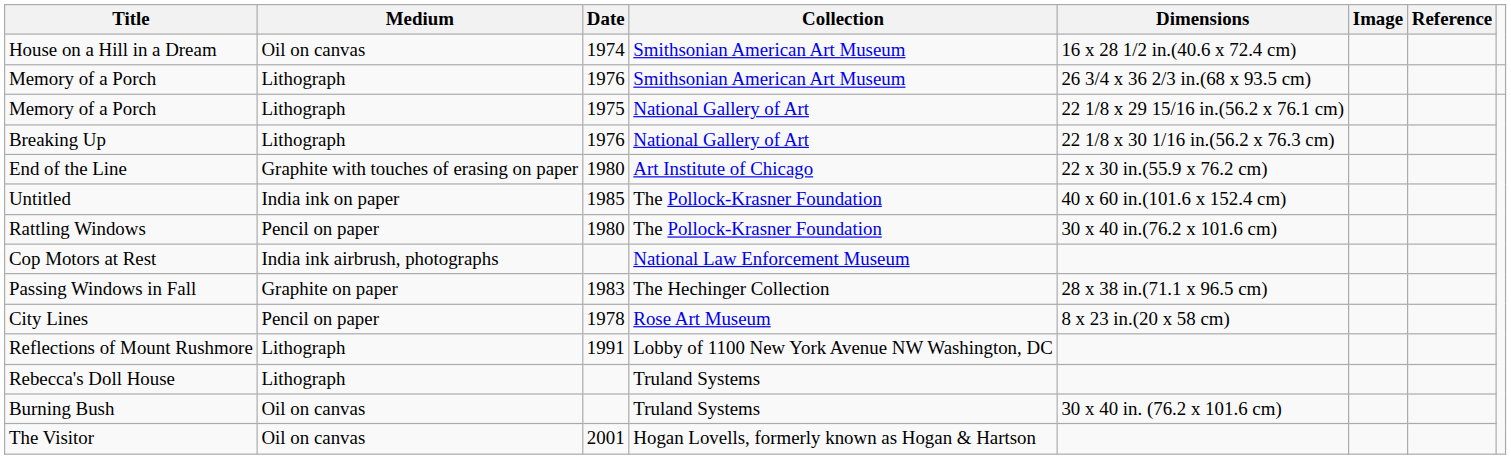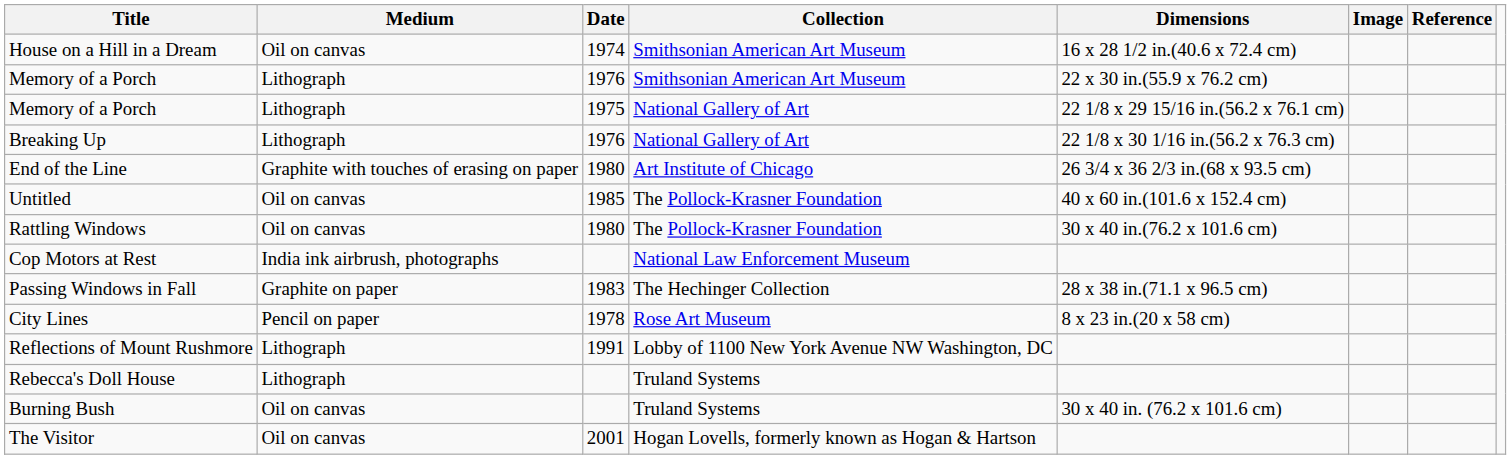(1186, 79) 26 3/4 x 36 2/3 in.(68 x 93.5 cm) -> (1164, 79) 22 x 30 in.(55.9 x 76.2 cm)
(1164, 169) 22 x 30 in.(55.9 x 76.2 cm) -> (1186, 169) 26 3/4 x 36 2/3 in.(68 x 93.5 cm)
(330, 199) India ink on paper -> (313, 199) Oil on canvas
(320, 229) Pencil on paper -> (313, 229) Oil on canvas
